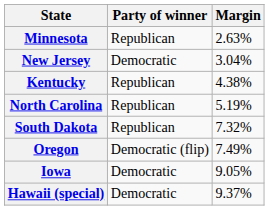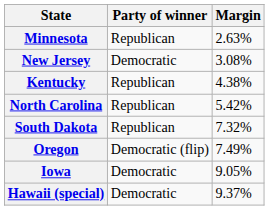(234, 60) 3.04% -> (234, 60) 3.08%
(234, 104) 5.19% -> (234, 104) 5.42%
